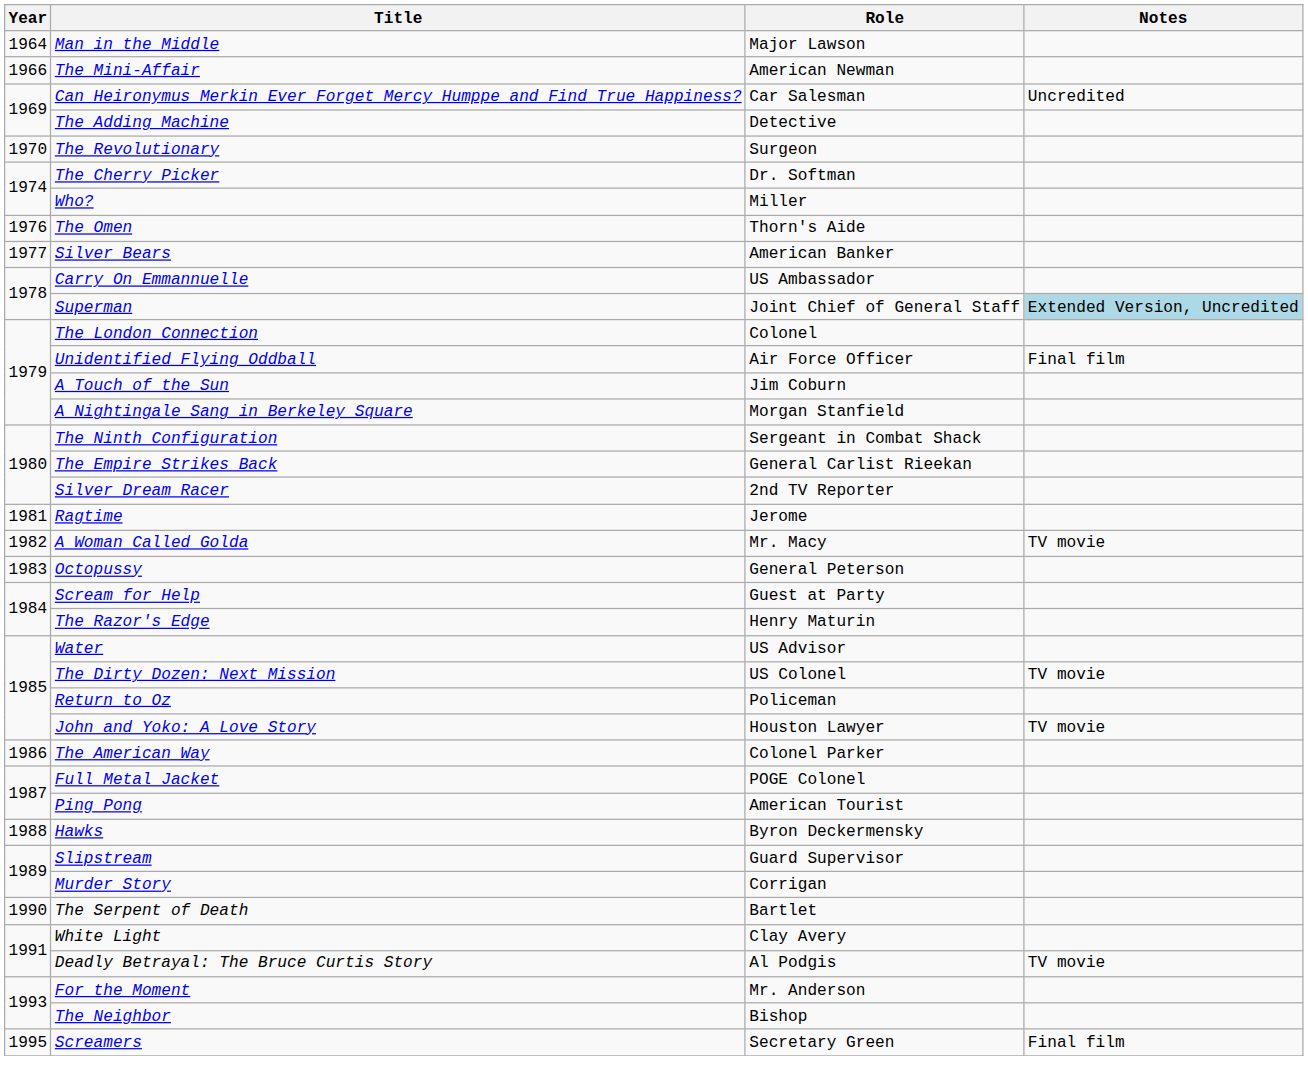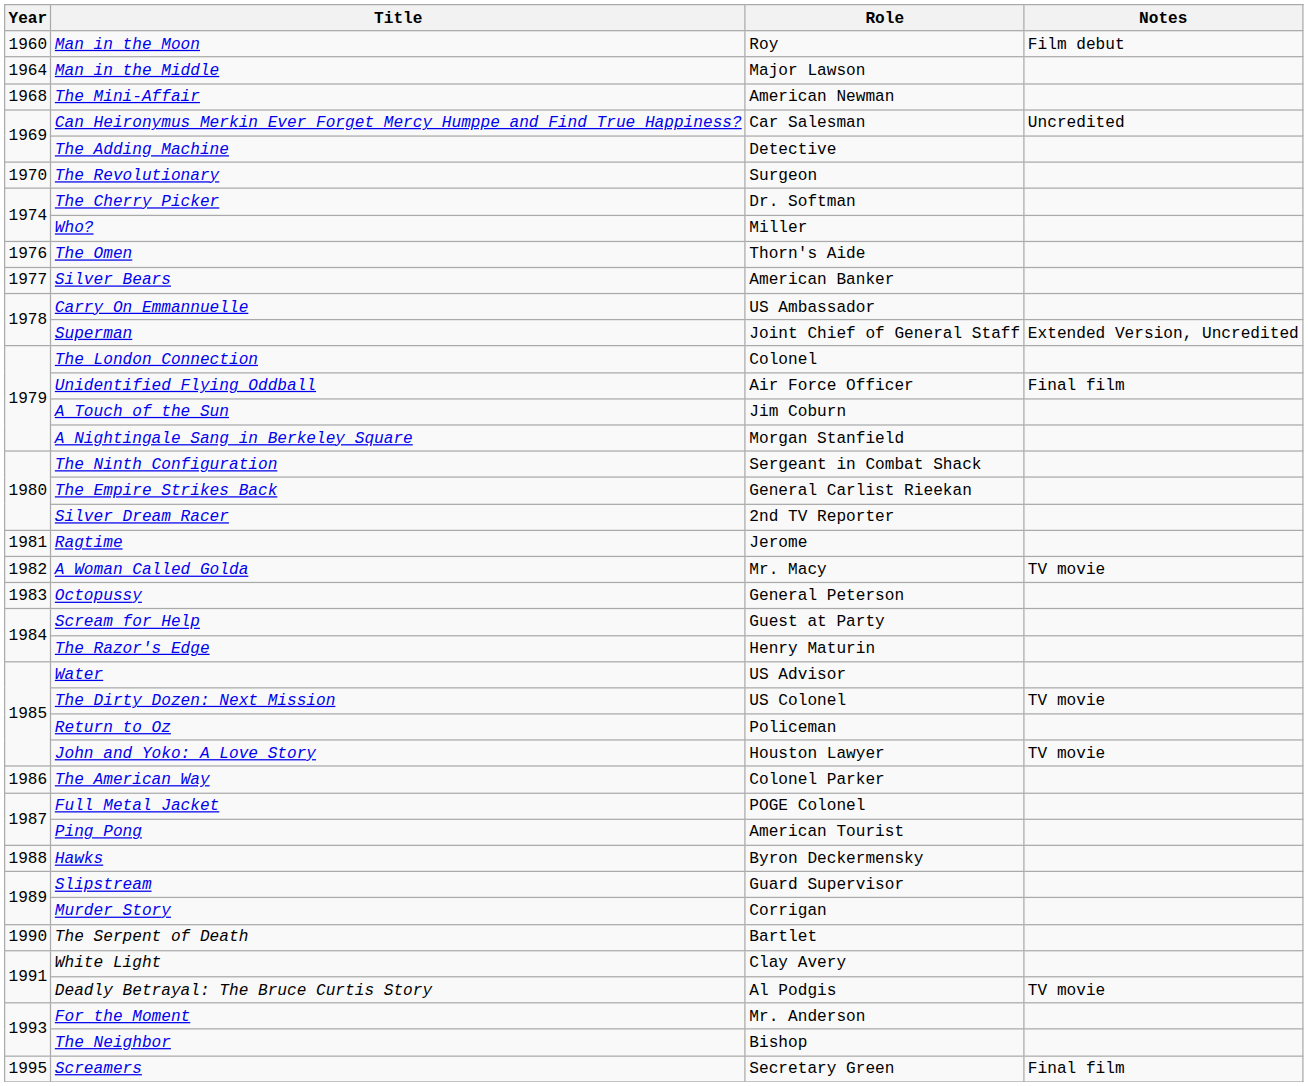+ row: (127, 44)
(28, 70) 1966 -> (28, 97) 1968
(1163, 307) lightblue background -> (1163, 333) no background
